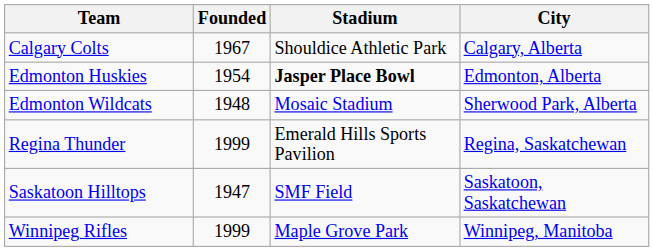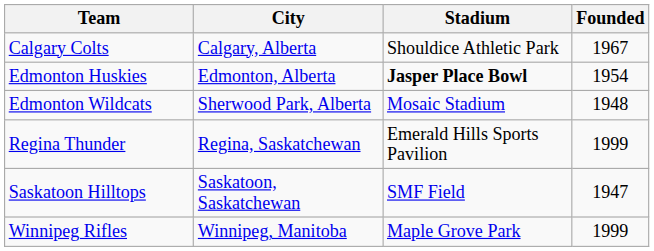columns swapped: (554, 18) <-> (232, 18)
